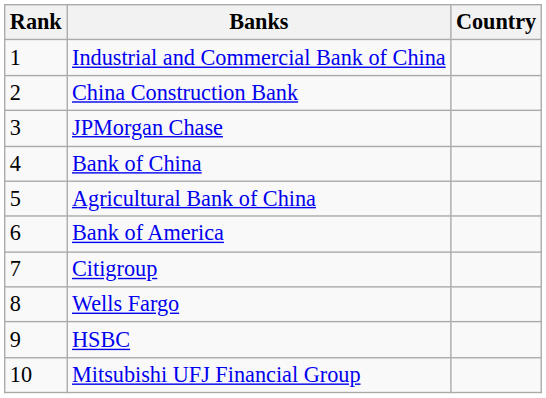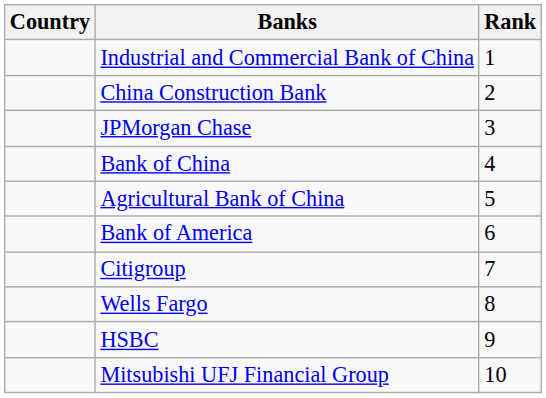columns swapped: (36, 22) <-> (496, 22)
